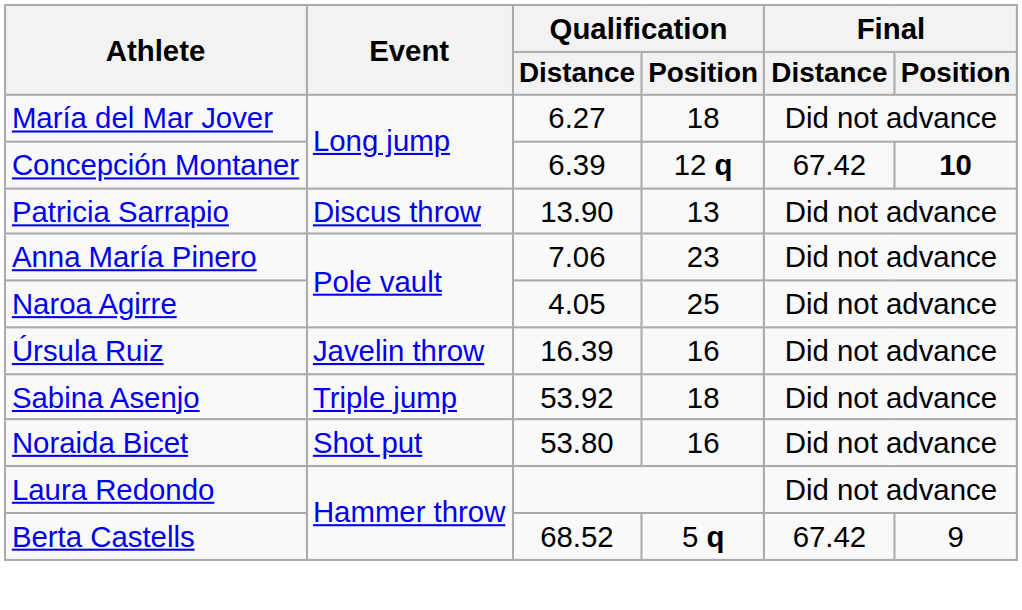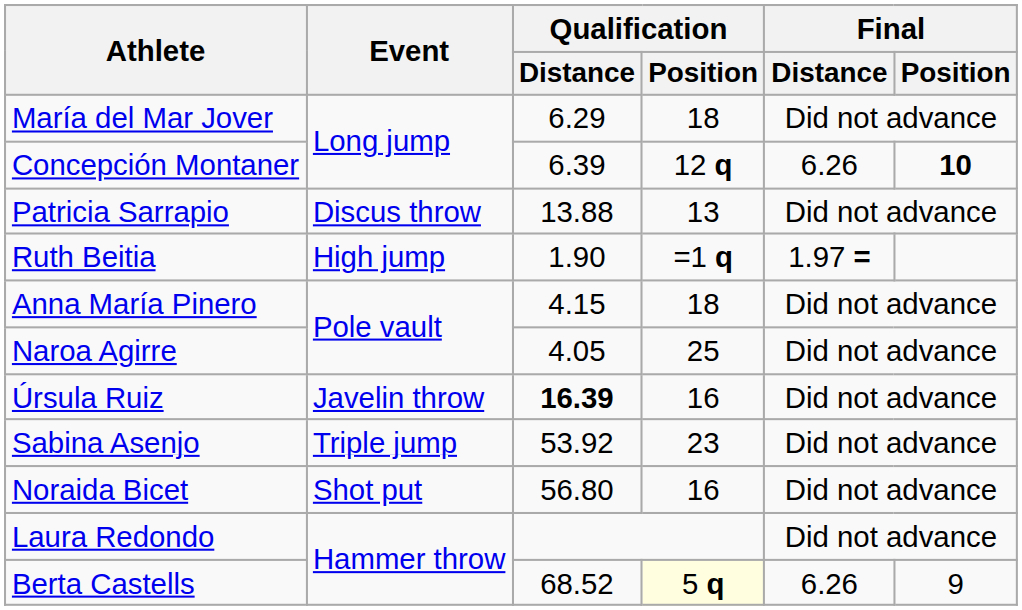(577, 119) 6.27 -> (577, 119) 6.29
(829, 165) 67.42 -> (829, 165) 6.26
(577, 212) 13.90 -> (577, 212) 13.88
+ row: (84, 258)
(577, 258) 7.06 -> (577, 304) 4.15
(703, 258) 23 -> (703, 304) 18
(577, 351) normal -> (577, 397) bold
(703, 397) 18 -> (703, 444) 23
(577, 444) 53.80 -> (577, 490) 56.80
(703, 537) no background -> (703, 583) lightyellow background
(829, 537) 67.42 -> (829, 583) 6.26
